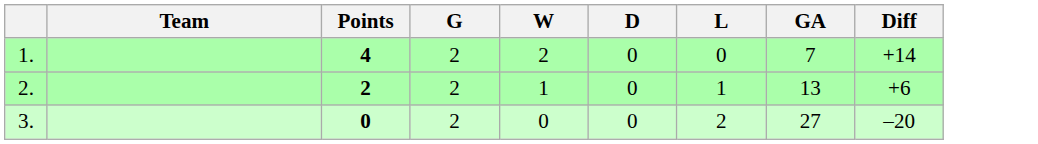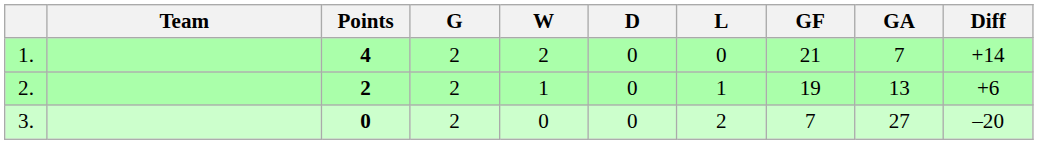+ column: (810, 21)
